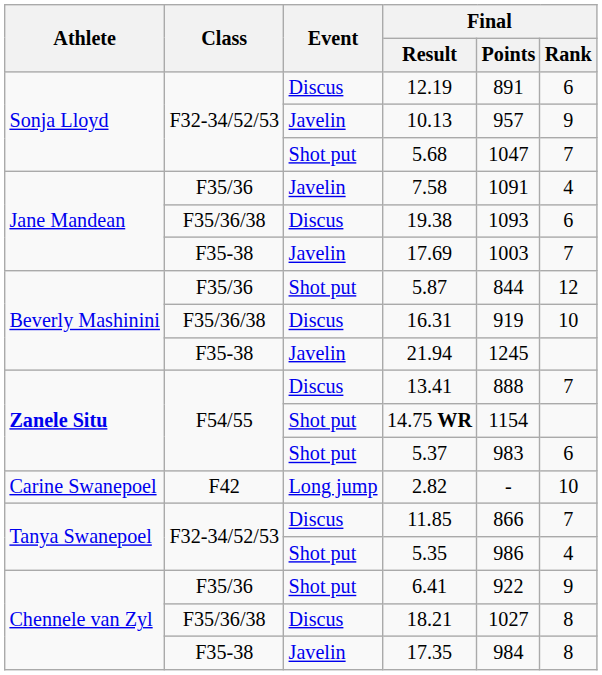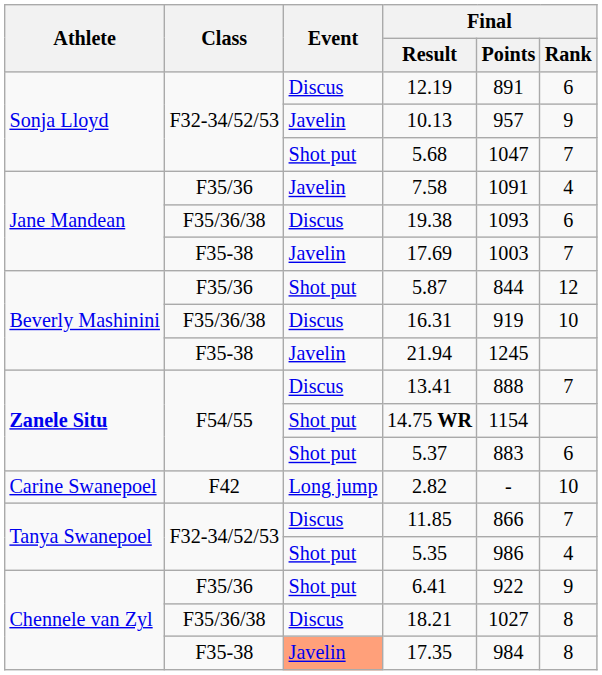(508, 453) 983 -> (508, 453) 883
(317, 653) no background -> (317, 653) lightsalmon background
